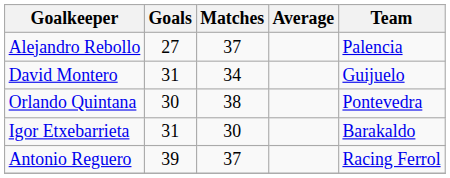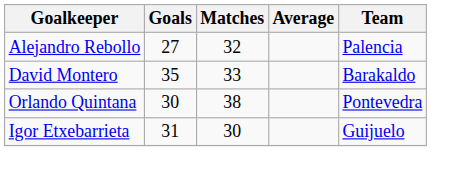(232, 46) 37 -> (232, 46) 32
(170, 74) 31 -> (170, 74) 35
(232, 74) 34 -> (232, 74) 33
(374, 74) Guijuelo -> (379, 74) Barakaldo
(379, 131) Barakaldo -> (374, 131) Guijuelo
- row: (70, 159)
